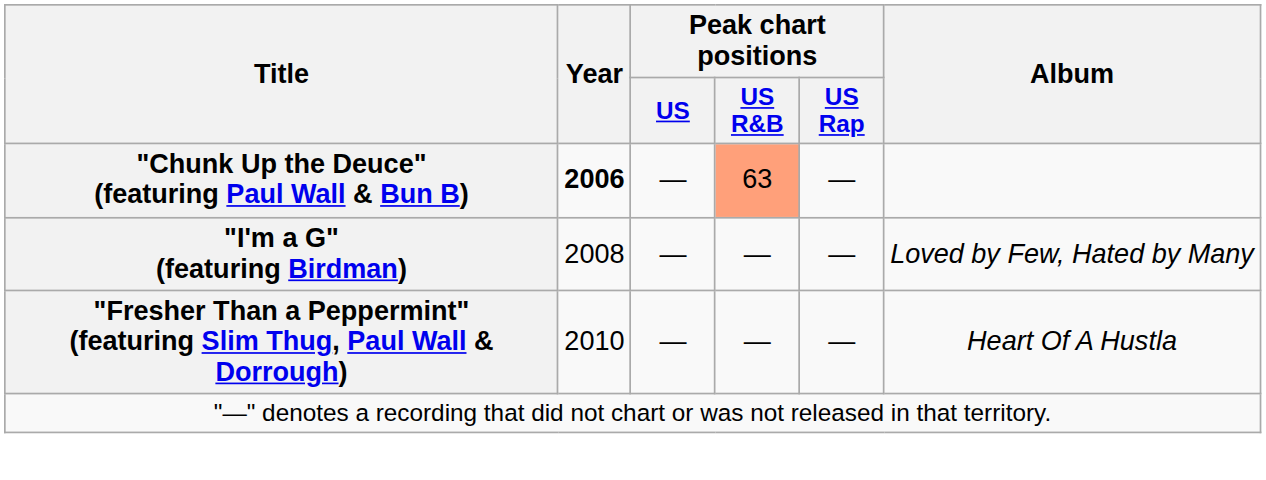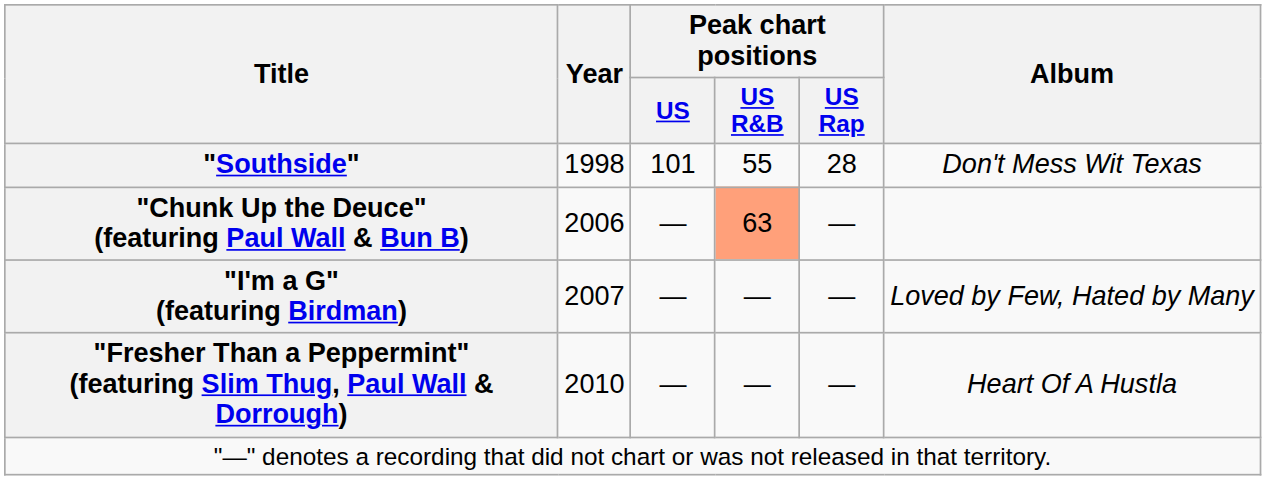+ row: (281, 164)
(594, 179) bold -> (594, 222) normal
(594, 253) 2008 -> (594, 296) 2007
